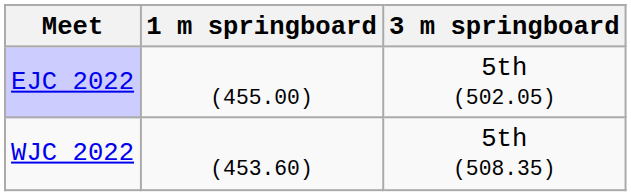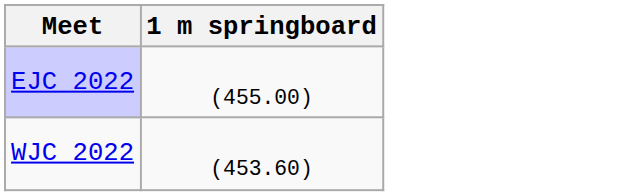- column: (504, 26)
